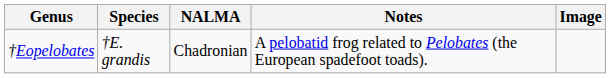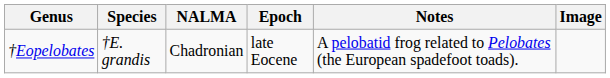+ column: (280, 17)
